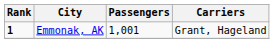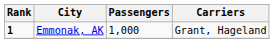(124, 30) 1,001 -> (124, 30) 1,000
